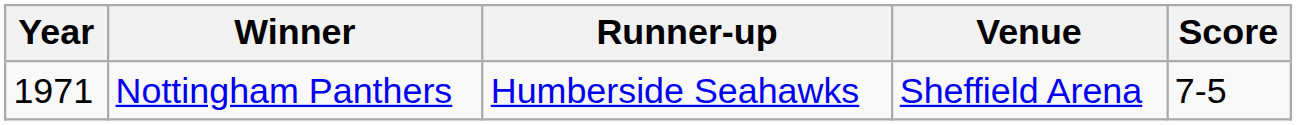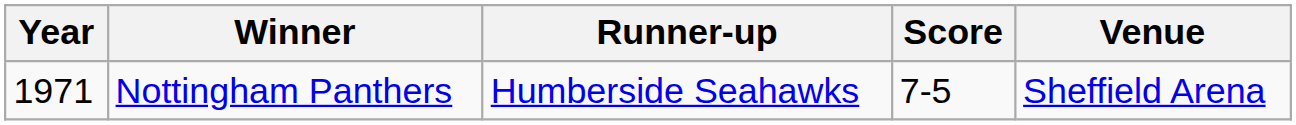columns swapped: (1228, 32) <-> (1029, 32)
